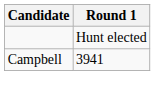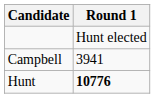+ row: (22, 81)
